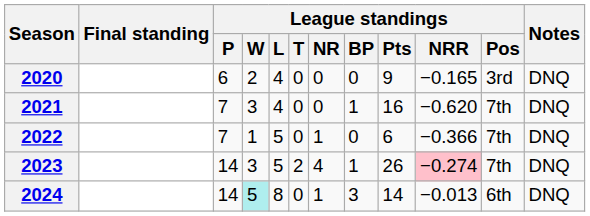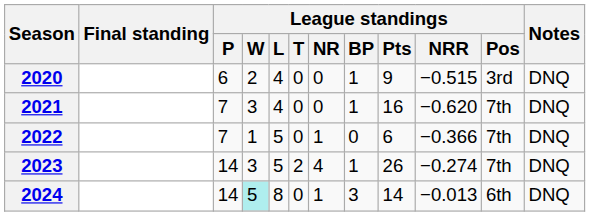(353, 78) 0 -> (353, 78) 1
(449, 78) −0.165 -> (449, 78) −0.515
(449, 166) pink background -> (449, 166) no background
